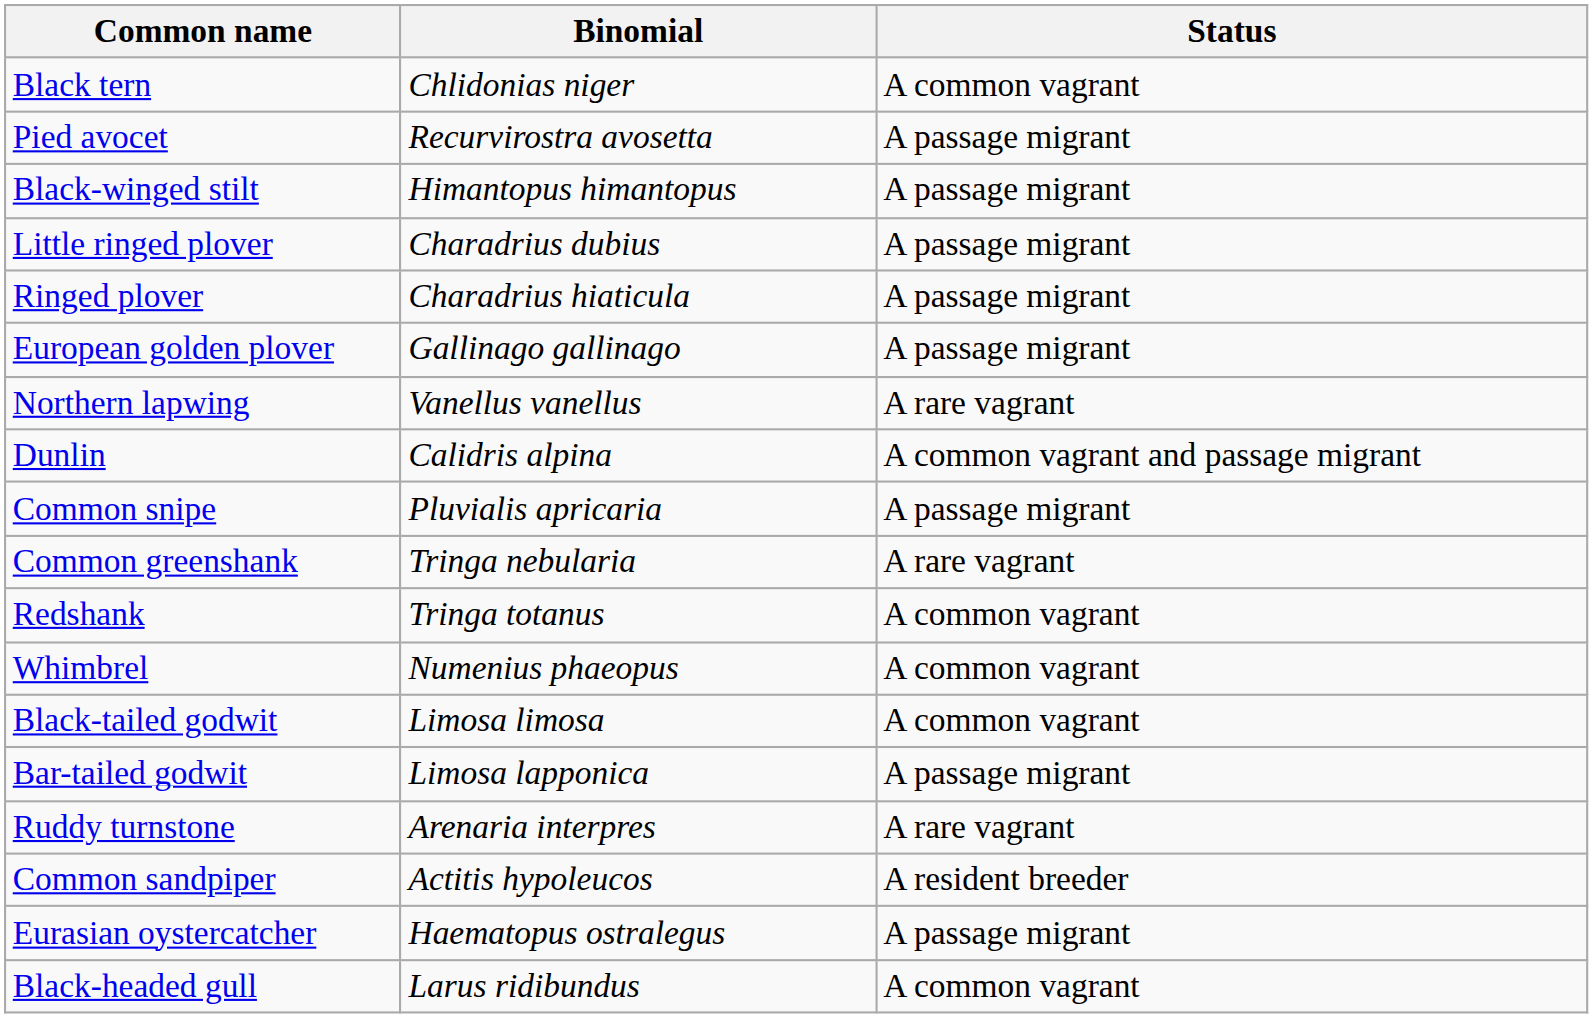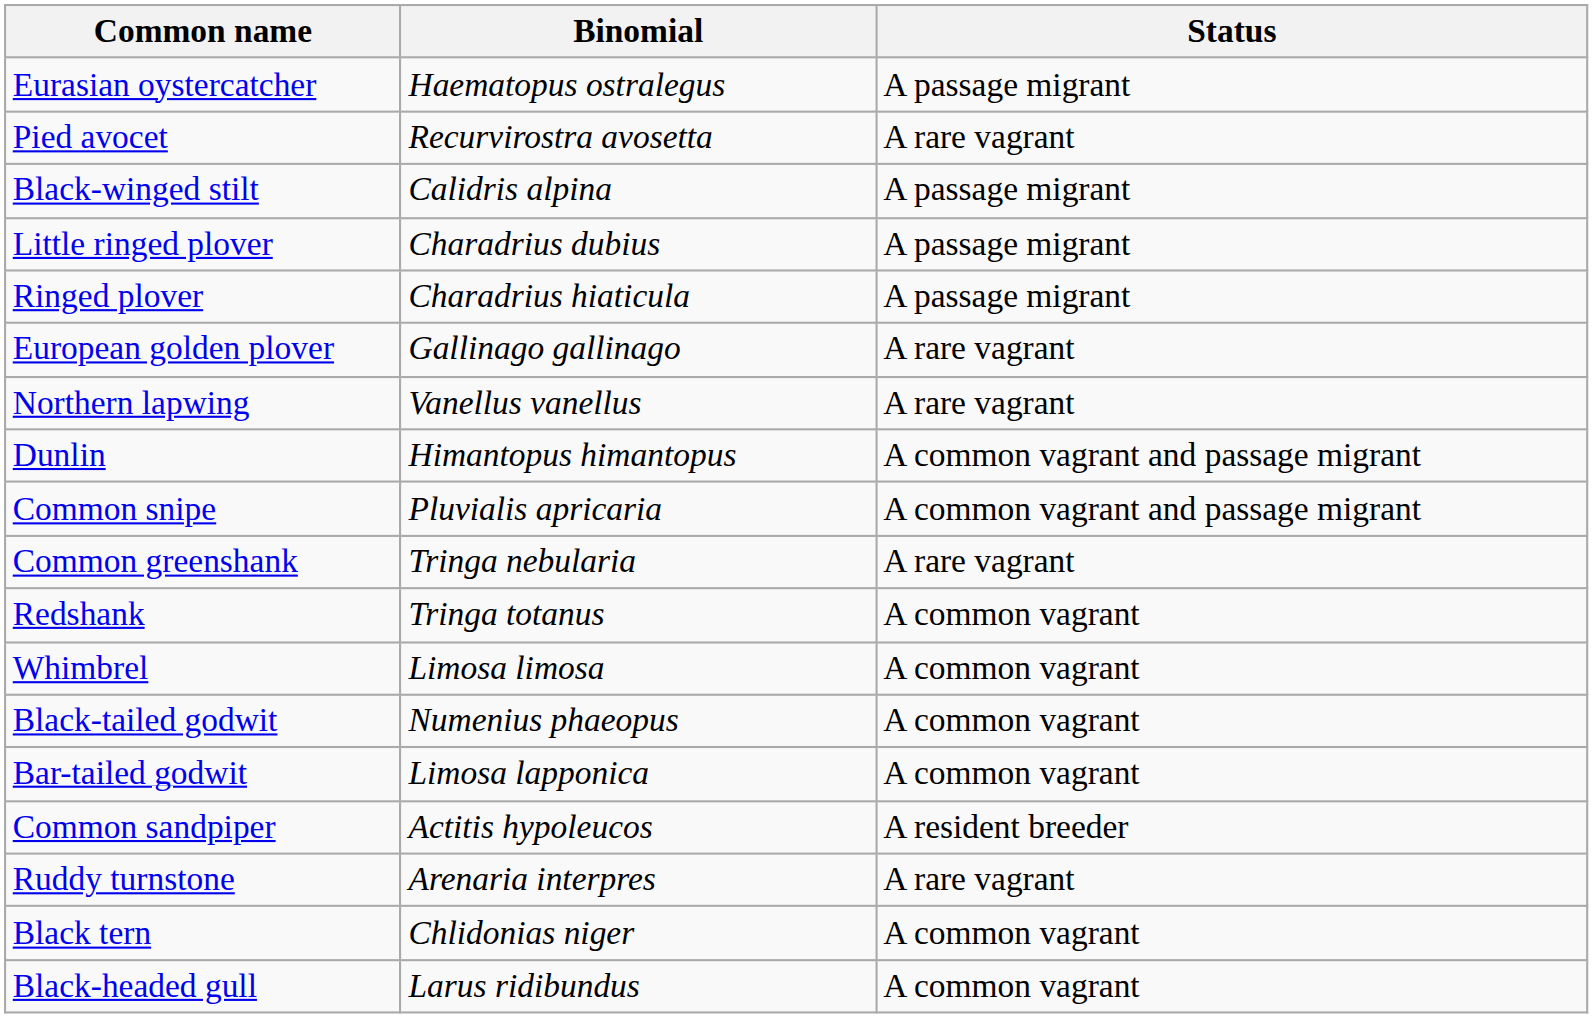rows swapped: (165, 932) <-> (82, 84)
(1007, 137) A passage migrant -> (979, 137) A rare vagrant
(572, 190) Himantopus himantopus -> (510, 190) Calidris alpina
(1007, 349) A passage migrant -> (979, 349) A rare vagrant
(510, 455) Calidris alpina -> (572, 455) Himantopus himantopus
(1007, 508) A passage migrant -> (1152, 508) A common vagrant and passage migrant
(544, 667) Numenius phaeopus -> (506, 667) Limosa limosa
(506, 720) Limosa limosa -> (544, 720) Numenius phaeopus
(1007, 773) A passage migrant -> (1011, 773) A common vagrant
rows swapped: (144, 879) <-> (124, 826)
